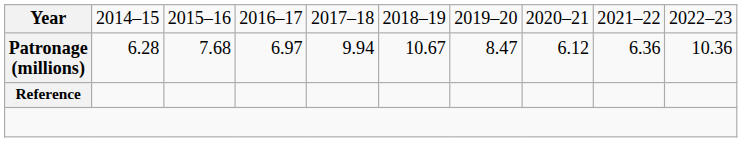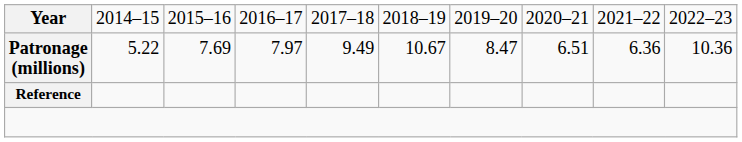(144, 47) 6.28 -> (144, 47) 5.22
(215, 47) 7.68 -> (215, 47) 7.69
(287, 47) 6.97 -> (287, 47) 7.97
(358, 47) 9.94 -> (358, 47) 9.49
(573, 47) 6.12 -> (573, 47) 6.51
